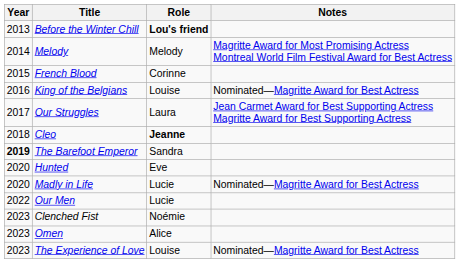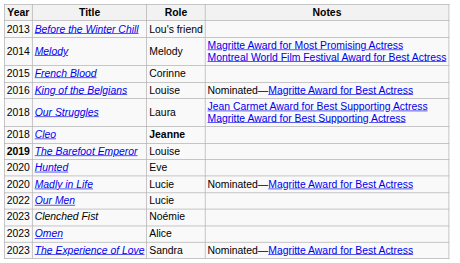(179, 29) bold -> (176, 29) normal
(18, 112) 2017 -> (18, 112) 2018
(166, 151) Sandra -> (165, 151) Louise
(165, 250) Louise -> (166, 250) Sandra
